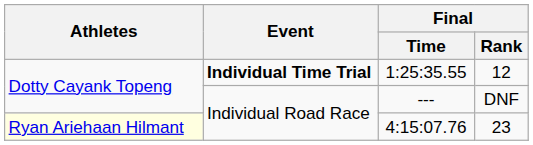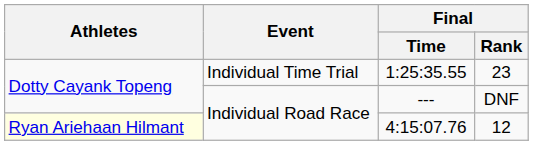(289, 73) bold -> (283, 73) normal
(501, 73) 12 -> (501, 73) 23
(501, 127) 23 -> (501, 127) 12
